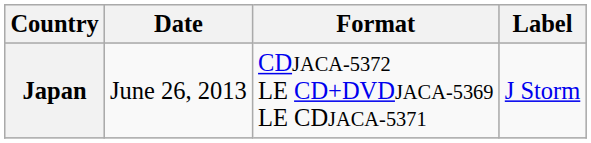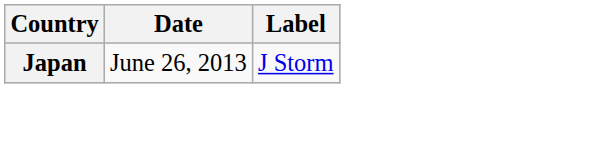- column: (376, 23)
